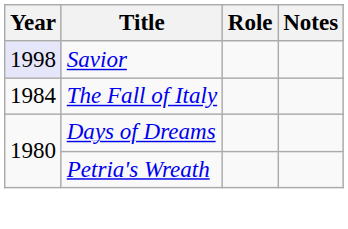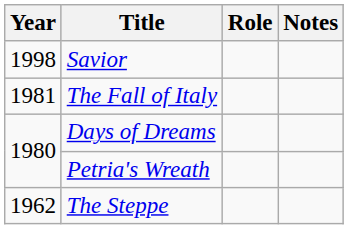(33, 59) lavender background -> (33, 59) no background
(33, 95) 1984 -> (33, 95) 1981
+ row: (118, 205)
